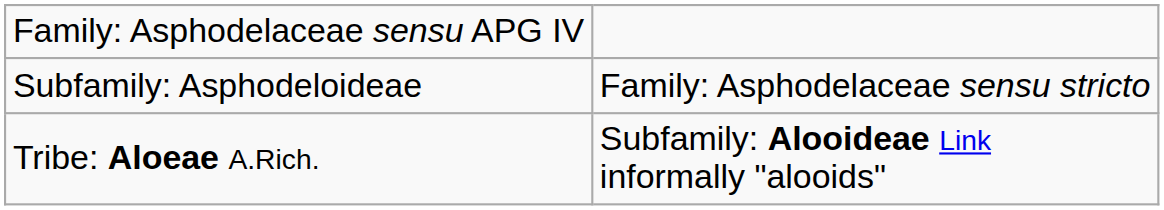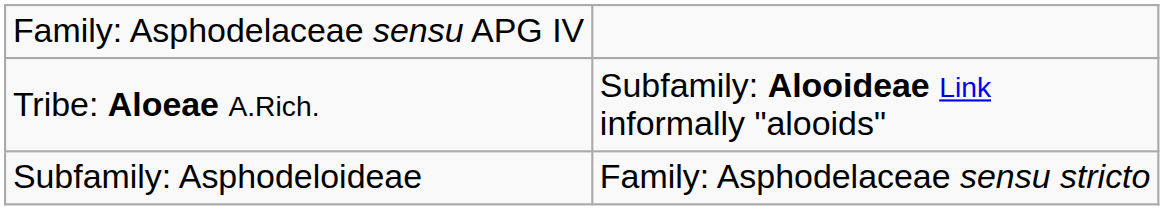rows swapped: (217, 85) <-> (166, 158)
